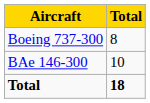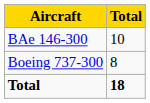rows swapped: (55, 39) <-> (48, 62)
